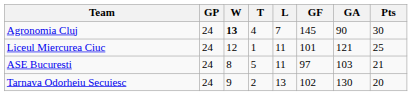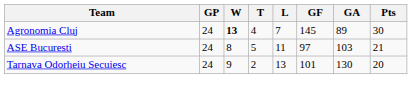(342, 30) 90 -> (342, 30) 89
- row: (56, 47)
(308, 82) 102 -> (308, 64) 101
